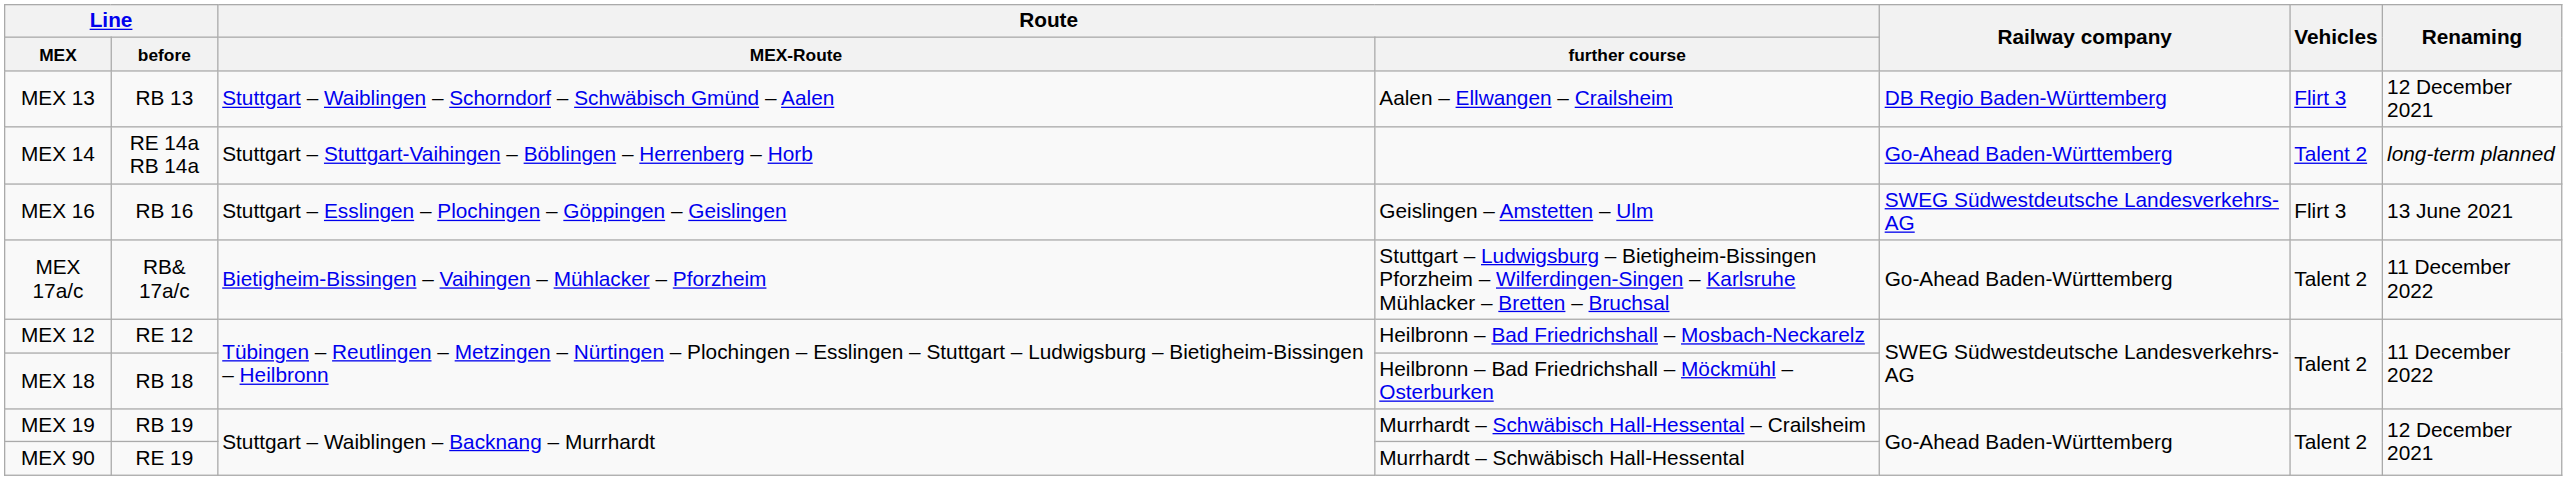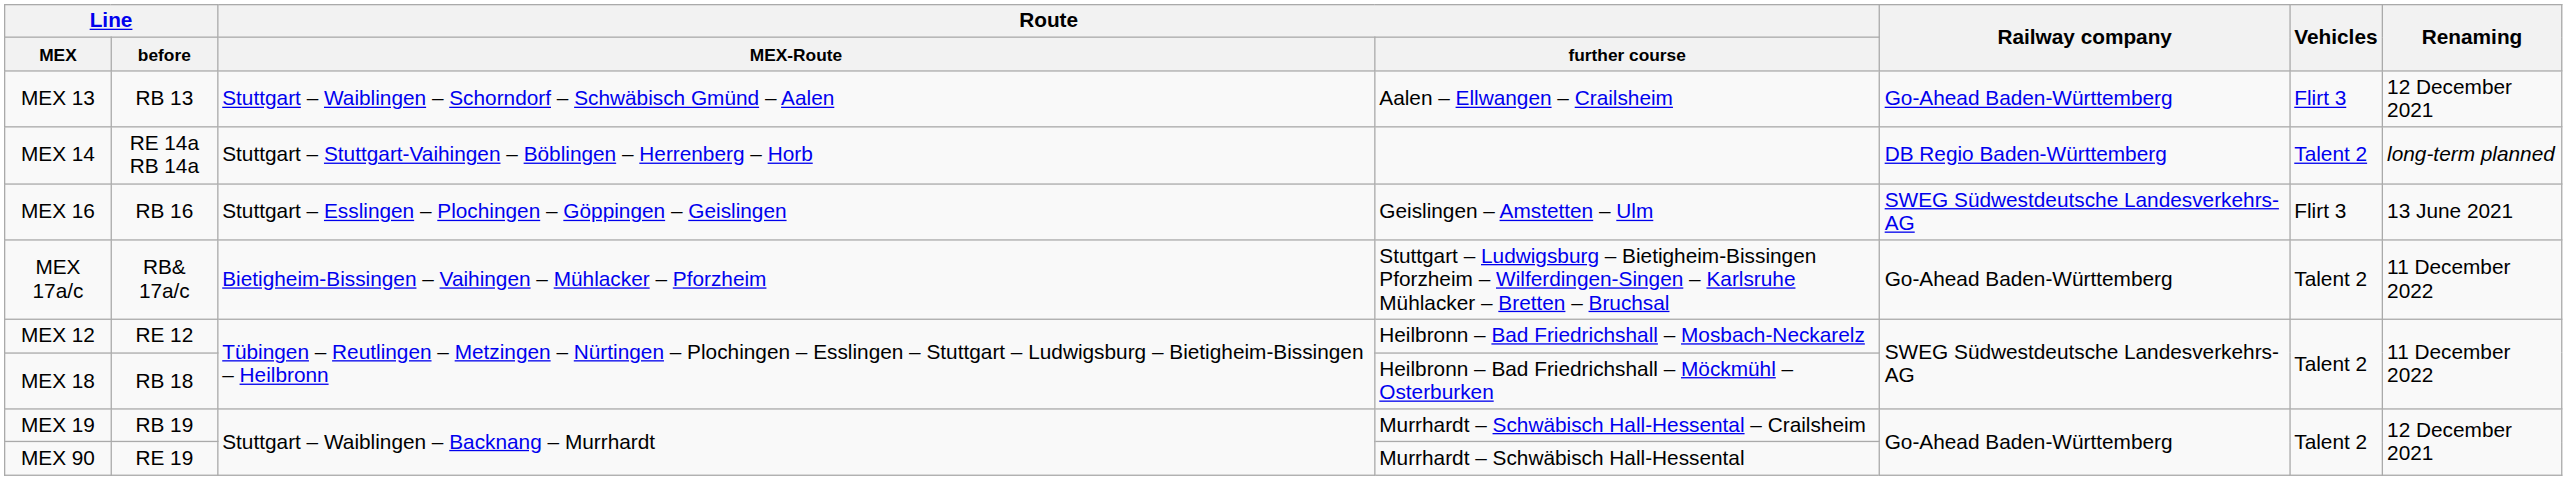(2026, 98) DB Regio Baden-Württemberg -> (2029, 98) Go-Ahead Baden-Württemberg
(2029, 155) Go-Ahead Baden-Württemberg -> (2026, 155) DB Regio Baden-Württemberg
